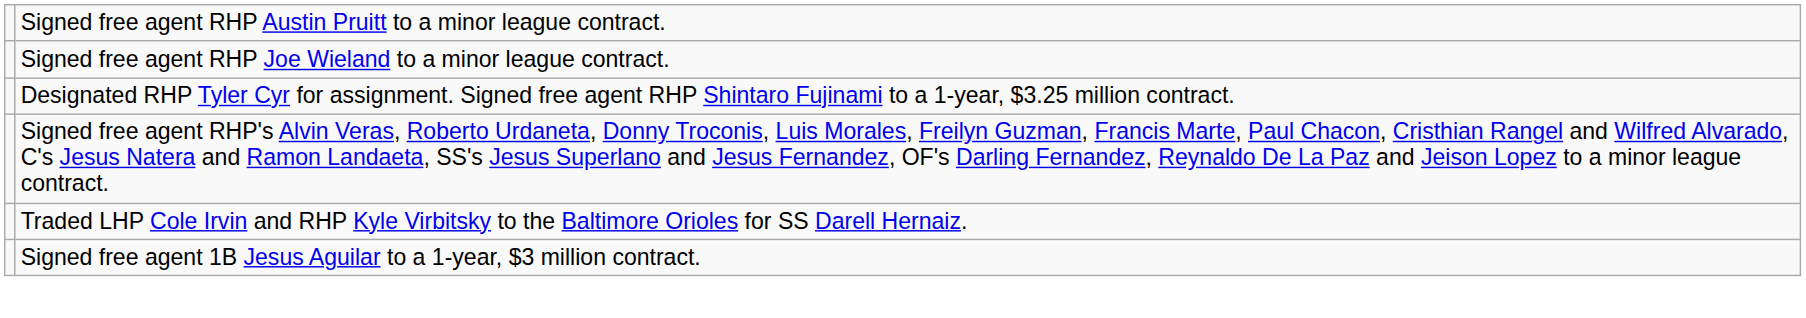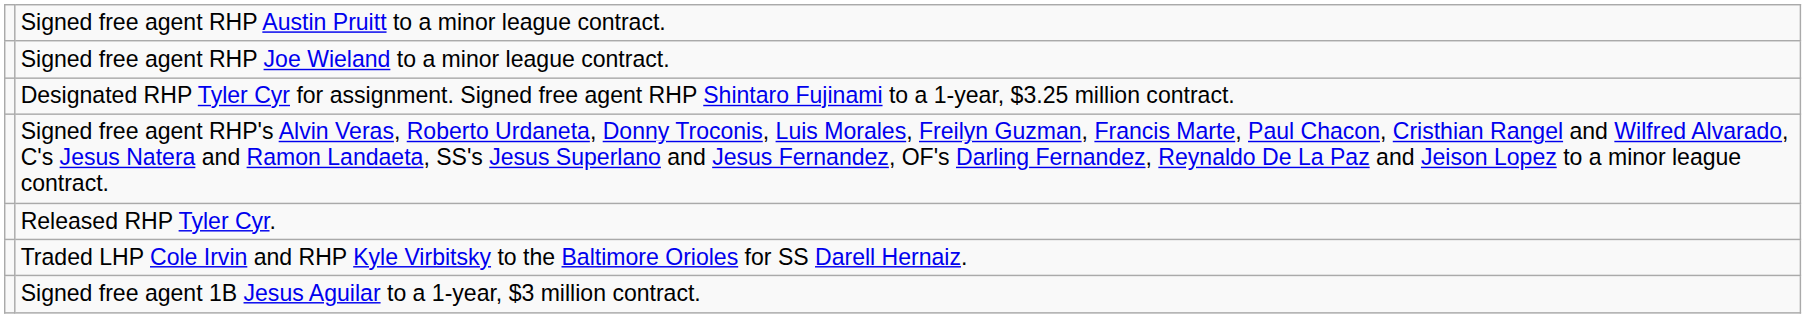+ row: (148, 220)
